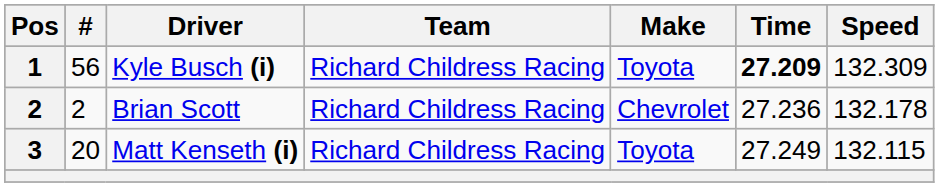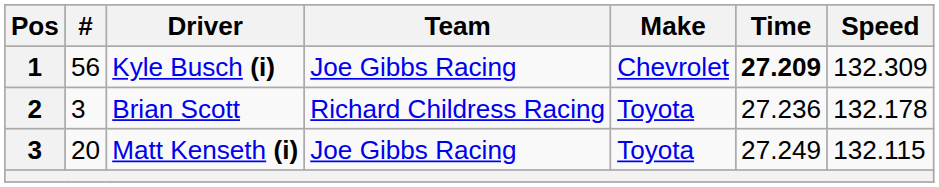(458, 67) Richard Childress Racing -> (413, 67) Joe Gibbs Racing
(656, 67) Toyota -> (673, 67) Chevrolet
(78, 109) 2 -> (78, 109) 3
(673, 109) Chevrolet -> (656, 109) Toyota
(458, 150) Richard Childress Racing -> (413, 150) Joe Gibbs Racing
